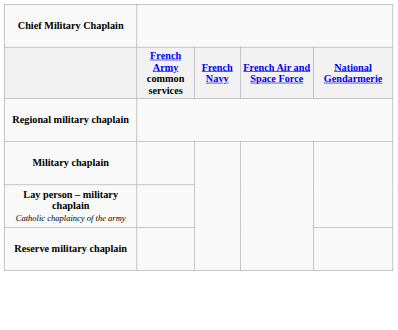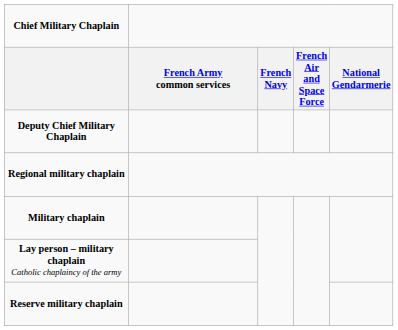+ row: (66, 131)
